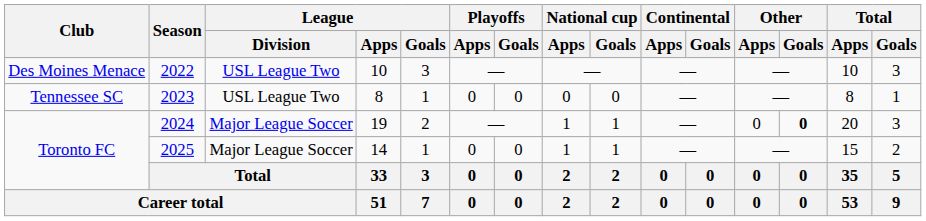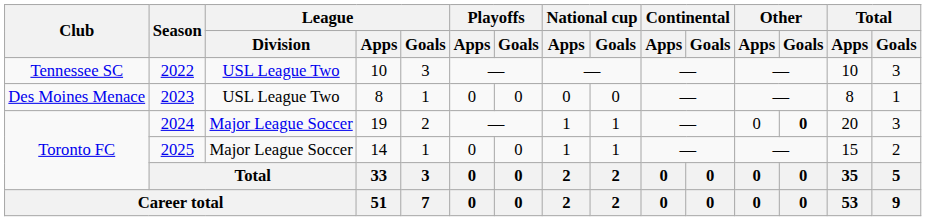(77, 70) Des Moines Menace -> (77, 70) Tennessee SC
(77, 96) Tennessee SC -> (77, 96) Des Moines Menace
